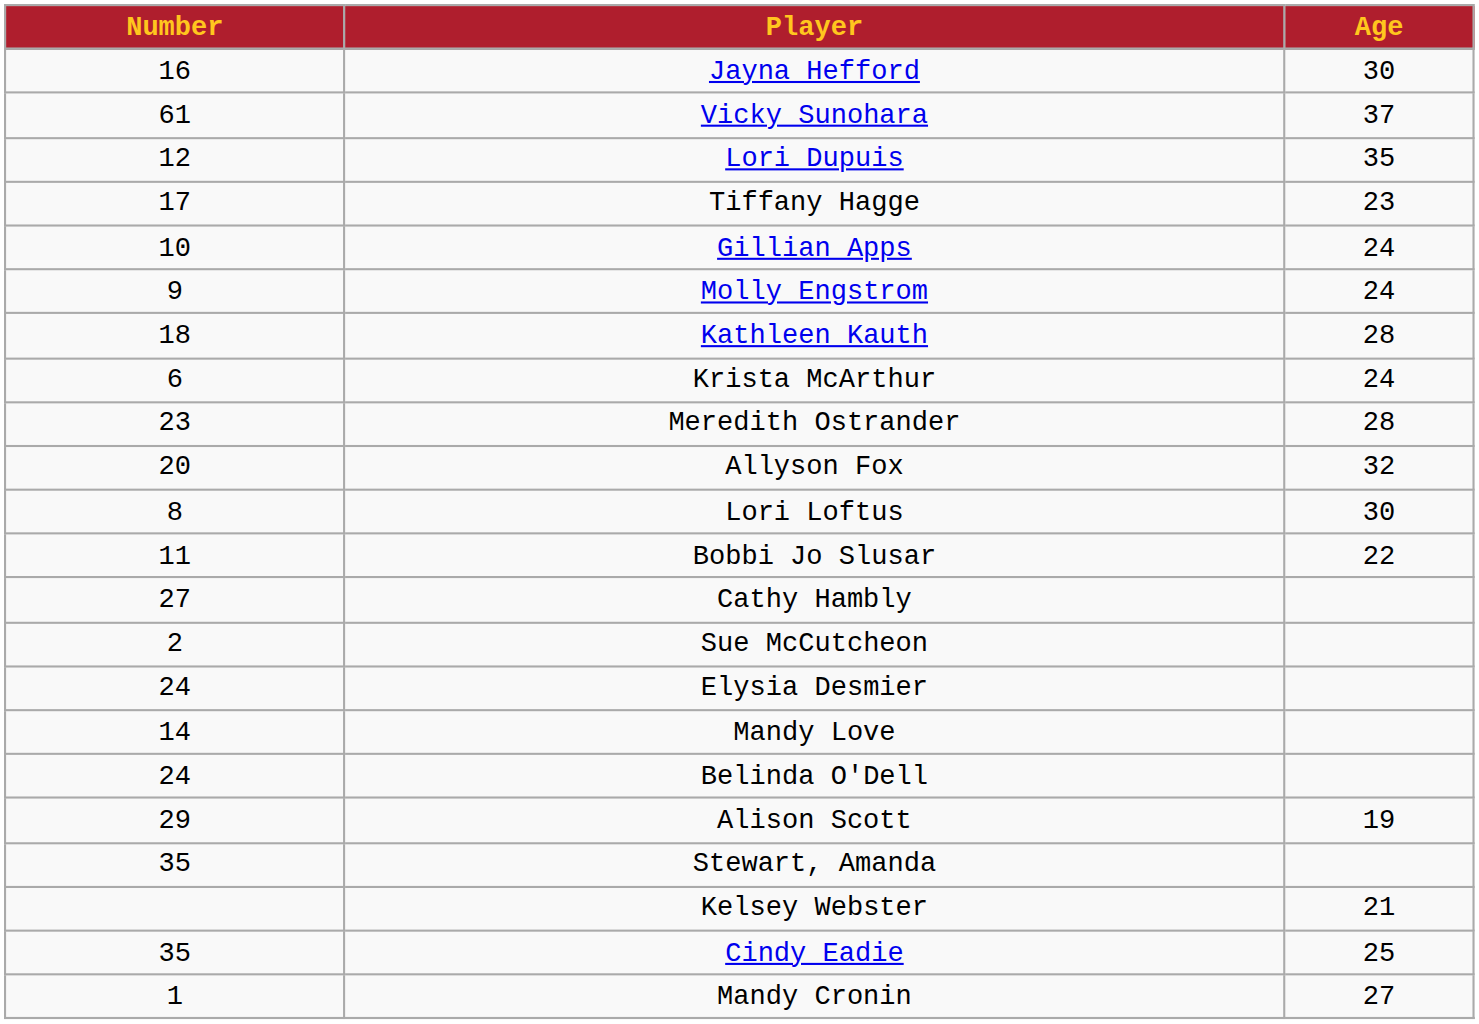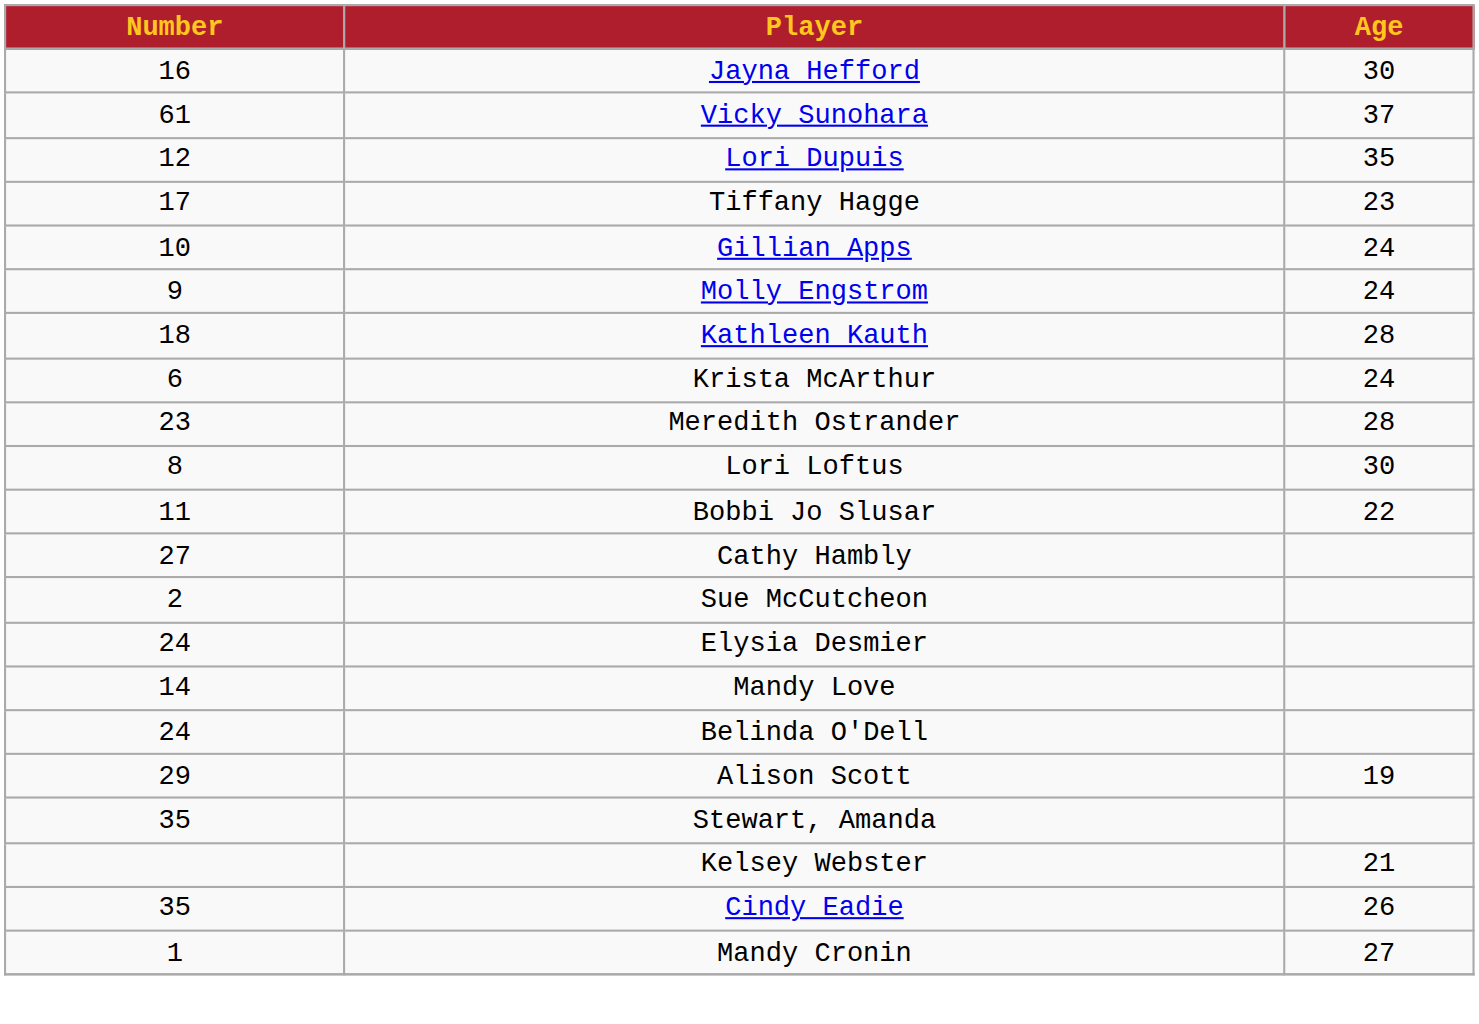- row: (814, 468)
(1379, 953) 25 -> (1379, 908) 26
